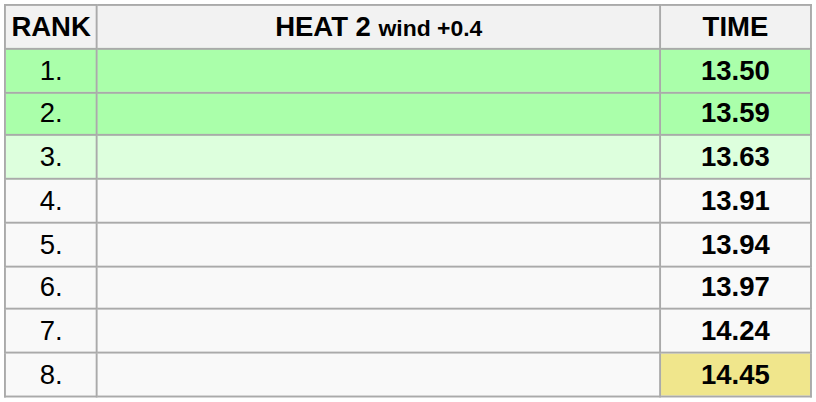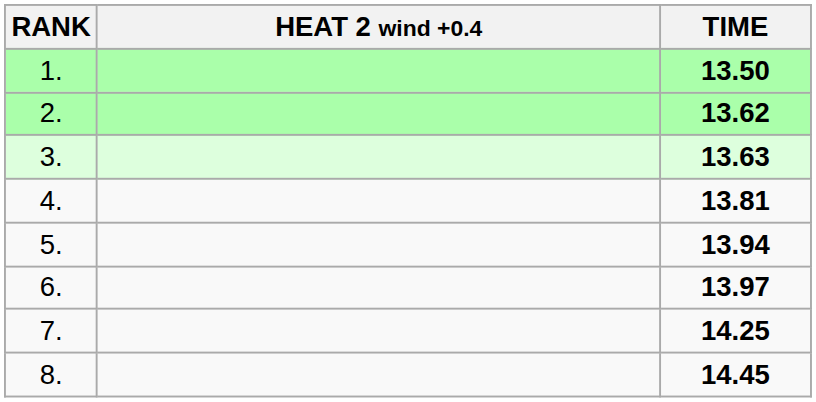(735, 114) 13.59 -> (735, 114) 13.62
(735, 201) 13.91 -> (735, 201) 13.81
(735, 331) 14.24 -> (735, 331) 14.25
(735, 375) khaki background -> (735, 375) no background
